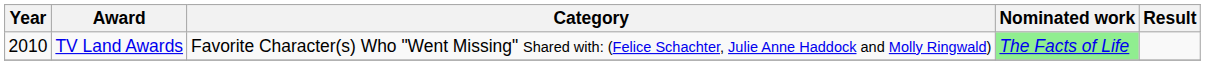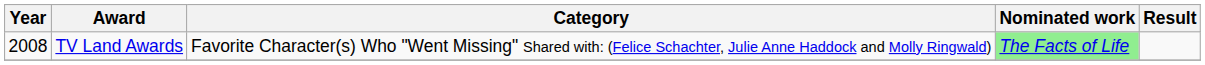(28, 45) 2010 -> (28, 45) 2008
